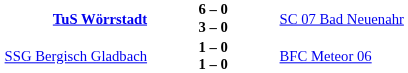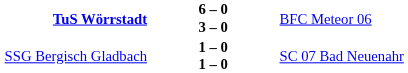(342, 18) SC 07 Bad Neuenahr -> (326, 18) BFC Meteor 06
(326, 56) BFC Meteor 06 -> (342, 56) SC 07 Bad Neuenahr
